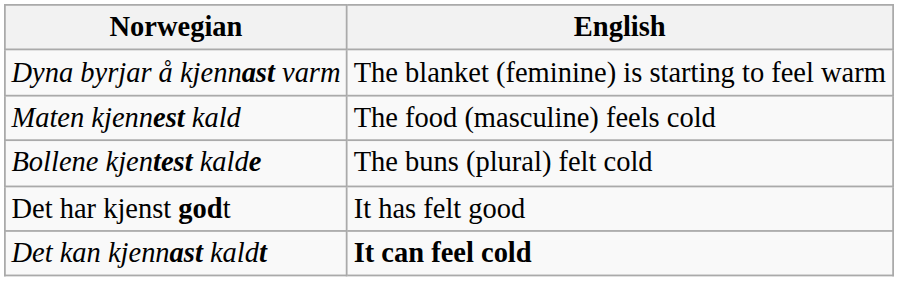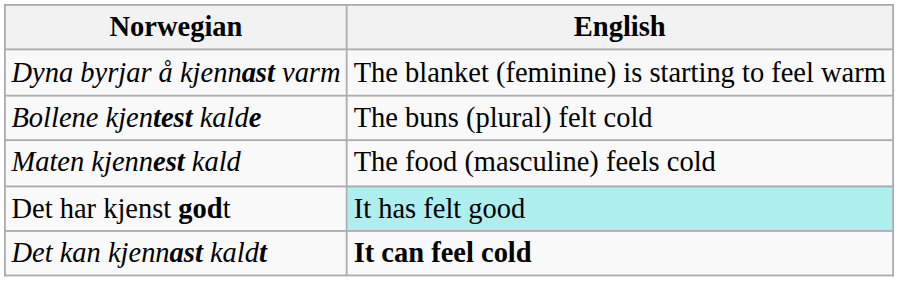rows swapped: (126, 117) <-> (136, 162)
(439, 207) no background -> (439, 207) paleturquoise background
